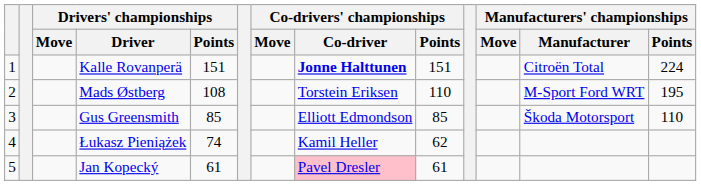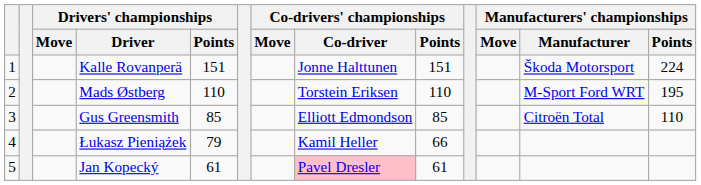(352, 66) bold -> (347, 66) normal
(564, 66) Citroën Total -> (579, 66) Škoda Motorsport
(214, 92) 108 -> (214, 92) 110
(579, 117) Škoda Motorsport -> (564, 117) Citroën Total
(214, 142) 74 -> (214, 142) 79
(440, 142) 62 -> (440, 142) 66
